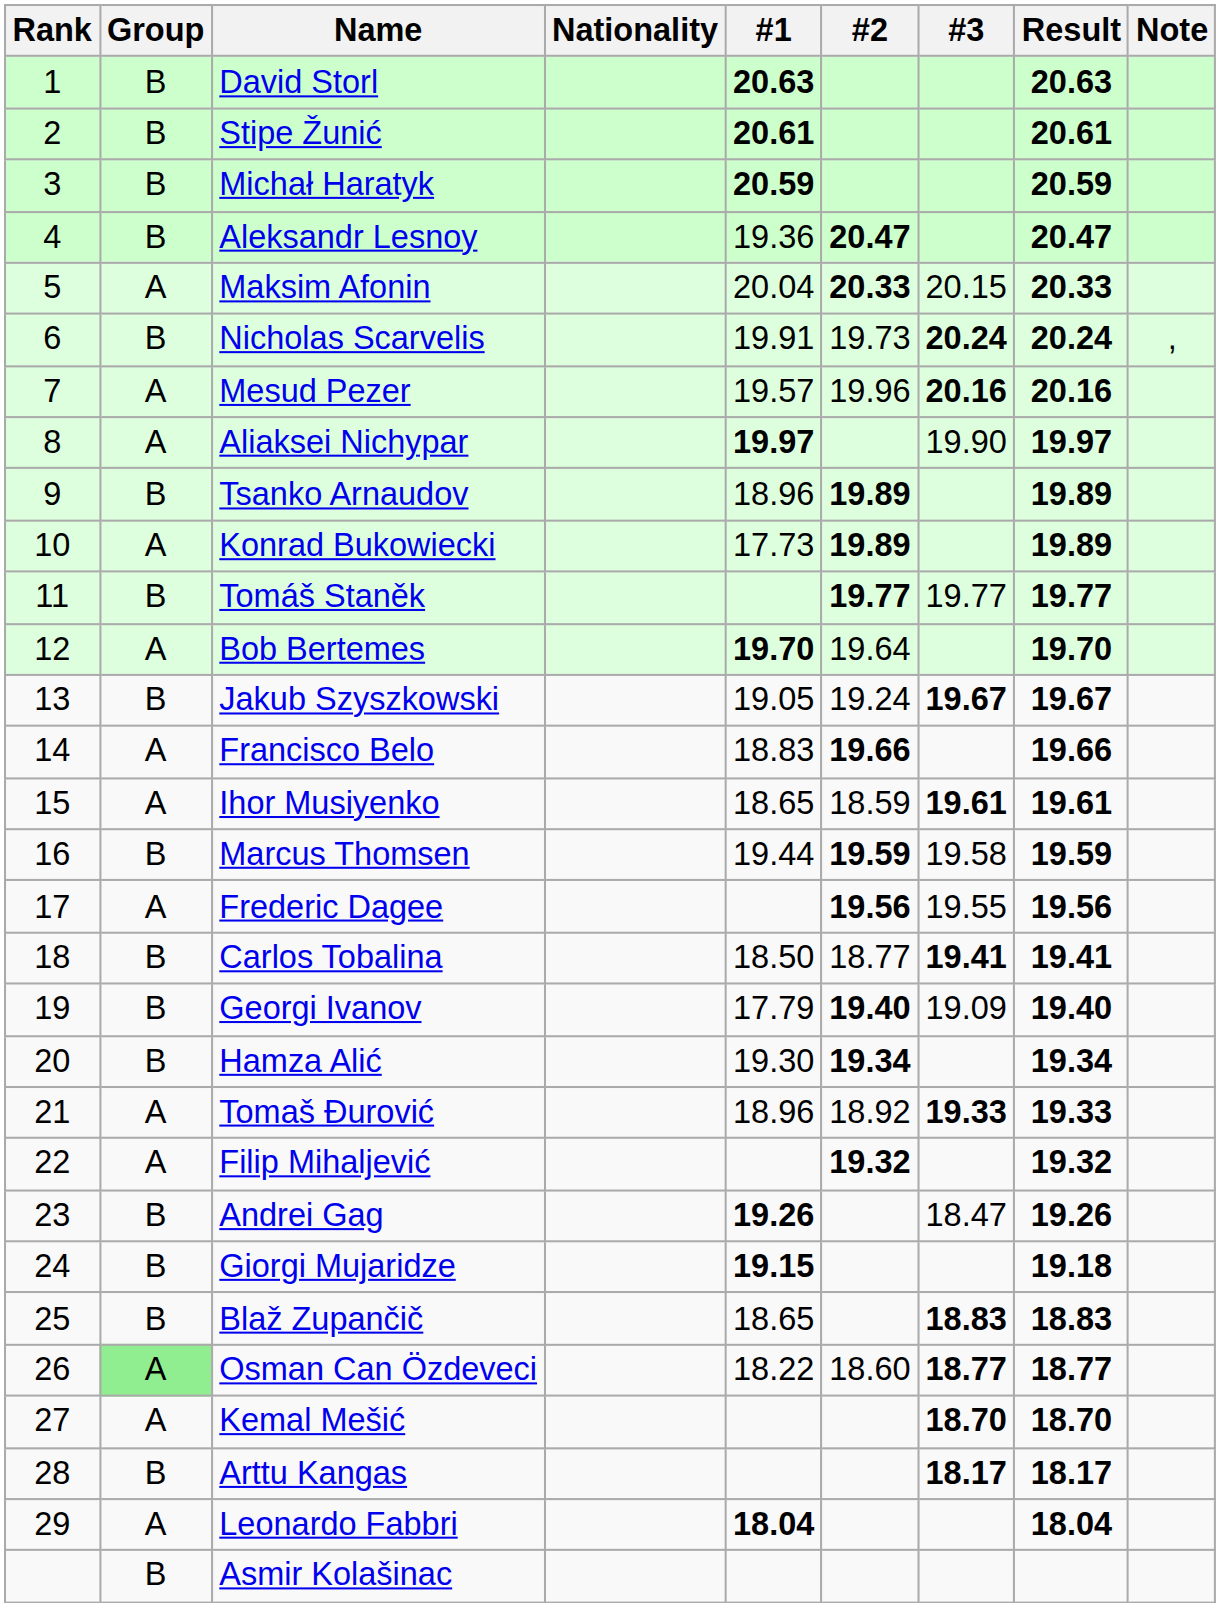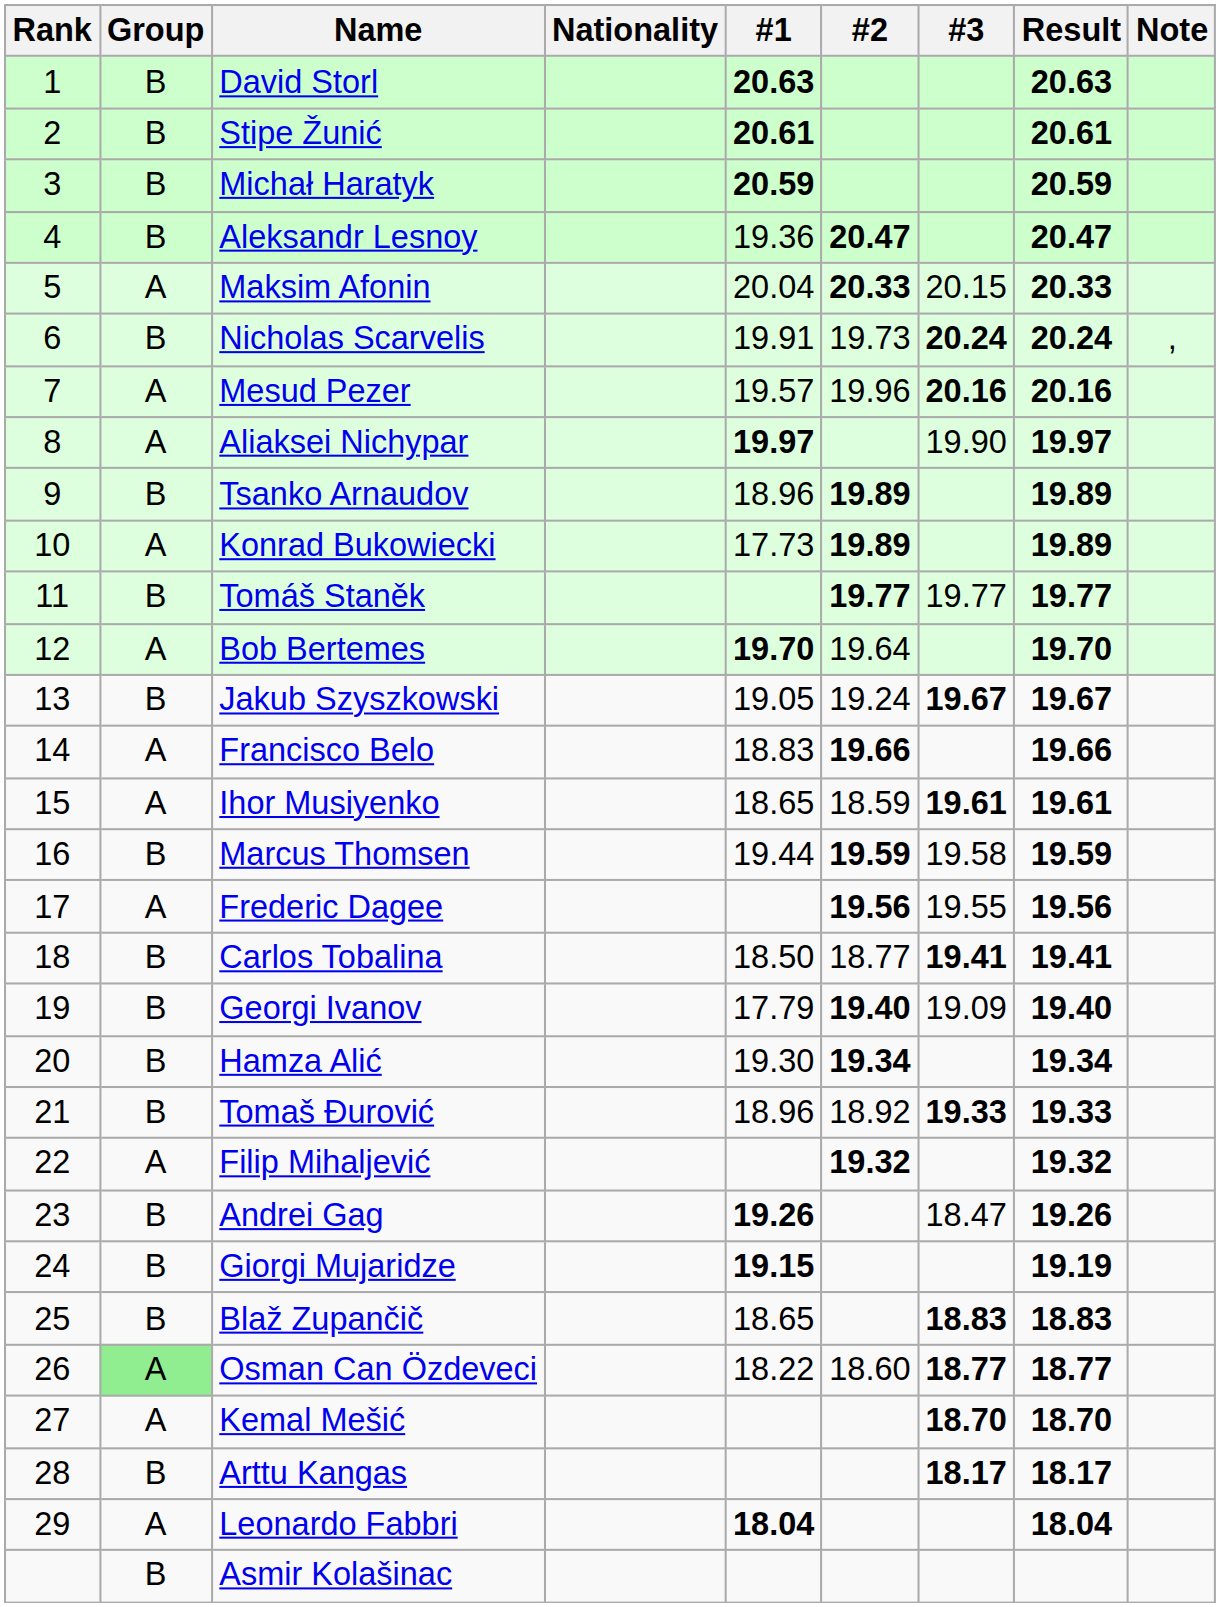(156, 1111) A -> (156, 1111) B
(1071, 1266) 19.18 -> (1071, 1266) 19.19
